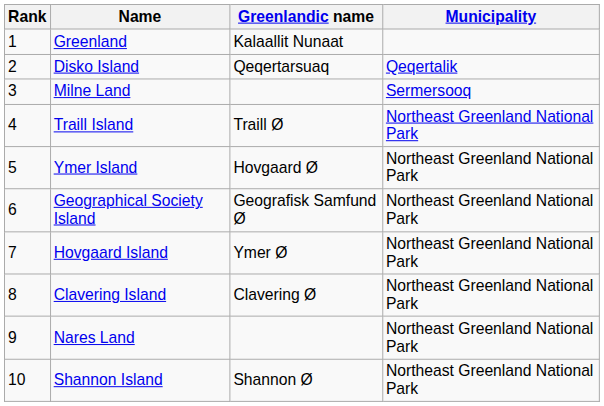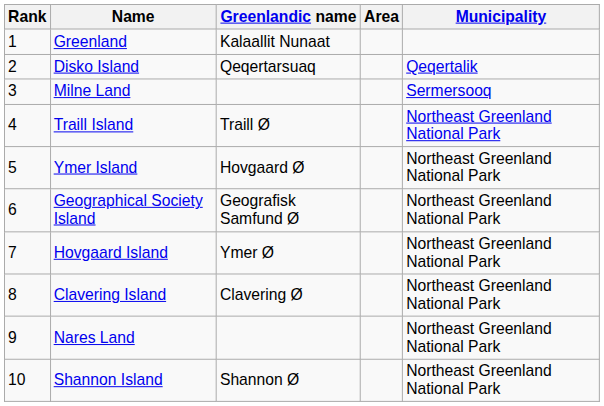+ column: (382, 16)
